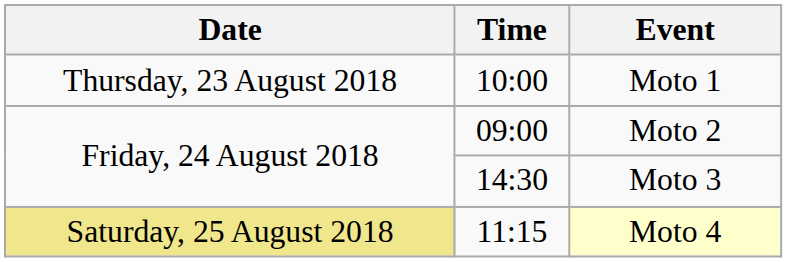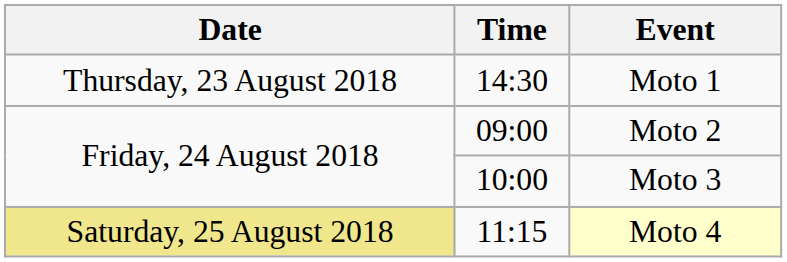(512, 79) 10:00 -> (512, 79) 14:30
(512, 180) 14:30 -> (512, 180) 10:00
